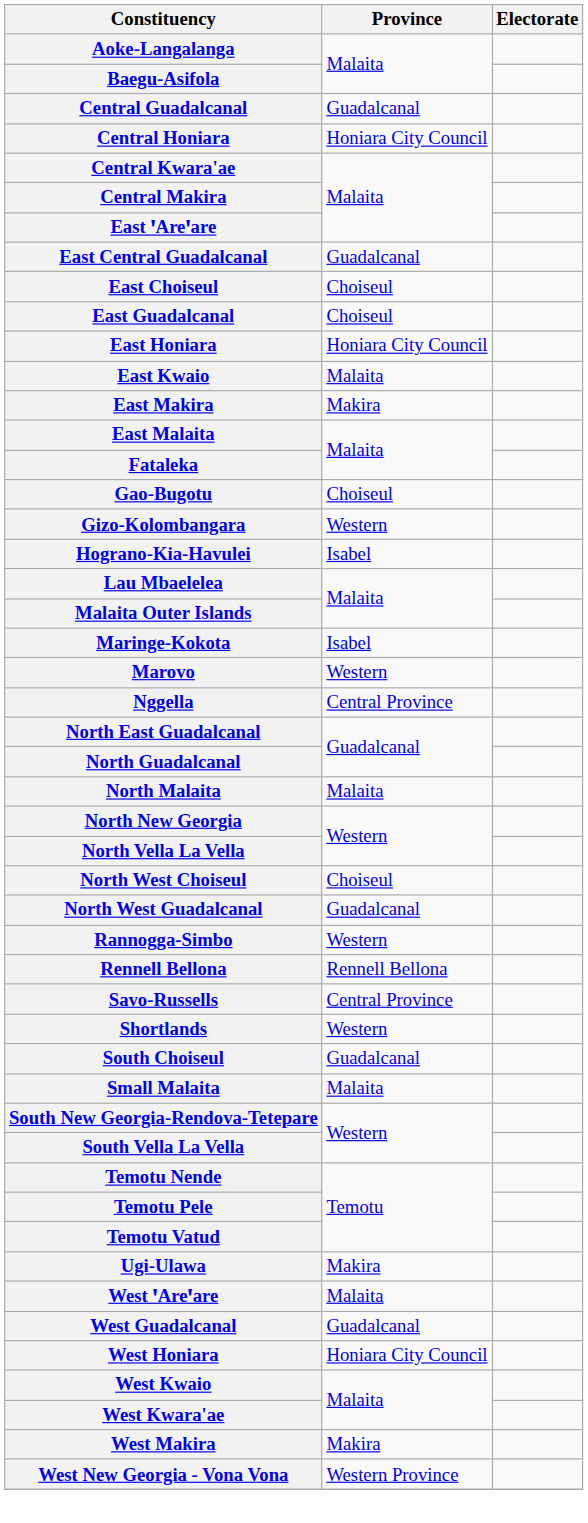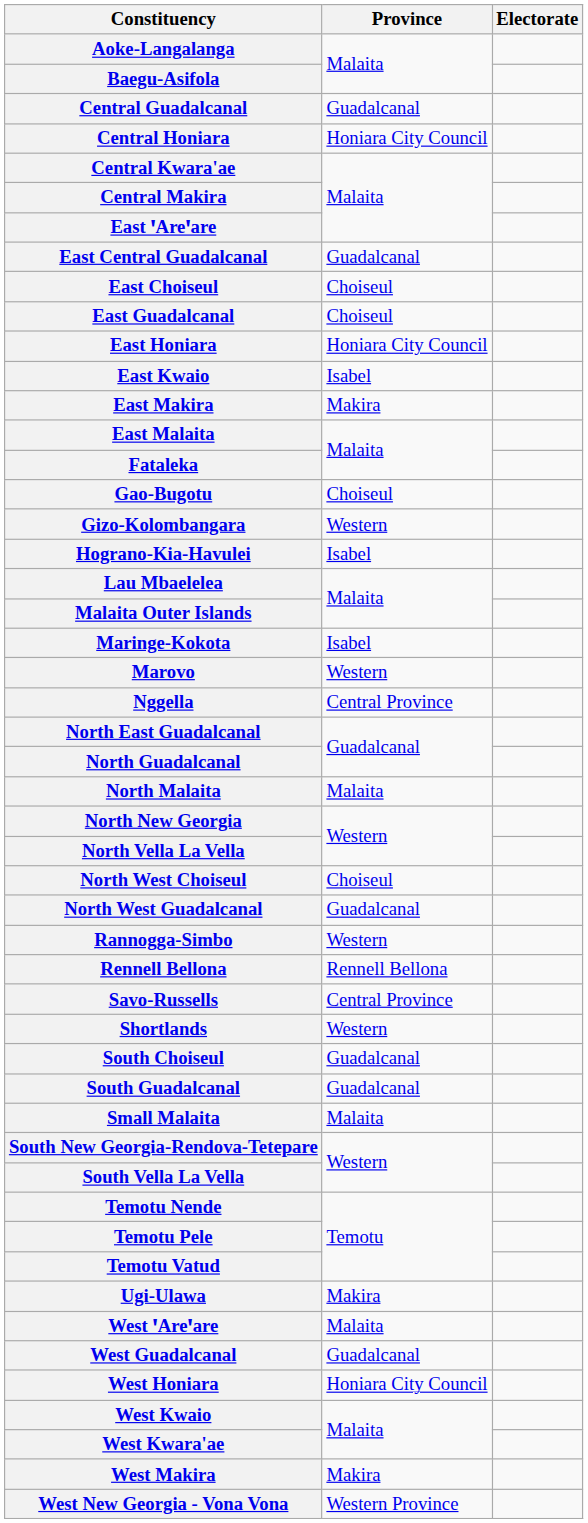(355, 375) Malaita -> (349, 375) Isabel
+ row: (163, 1088)
